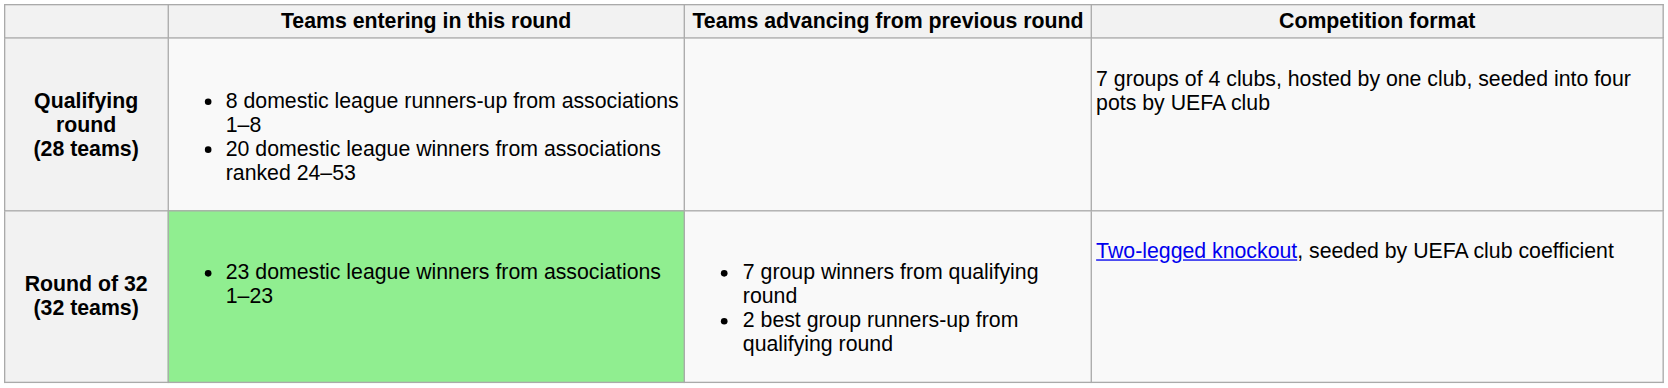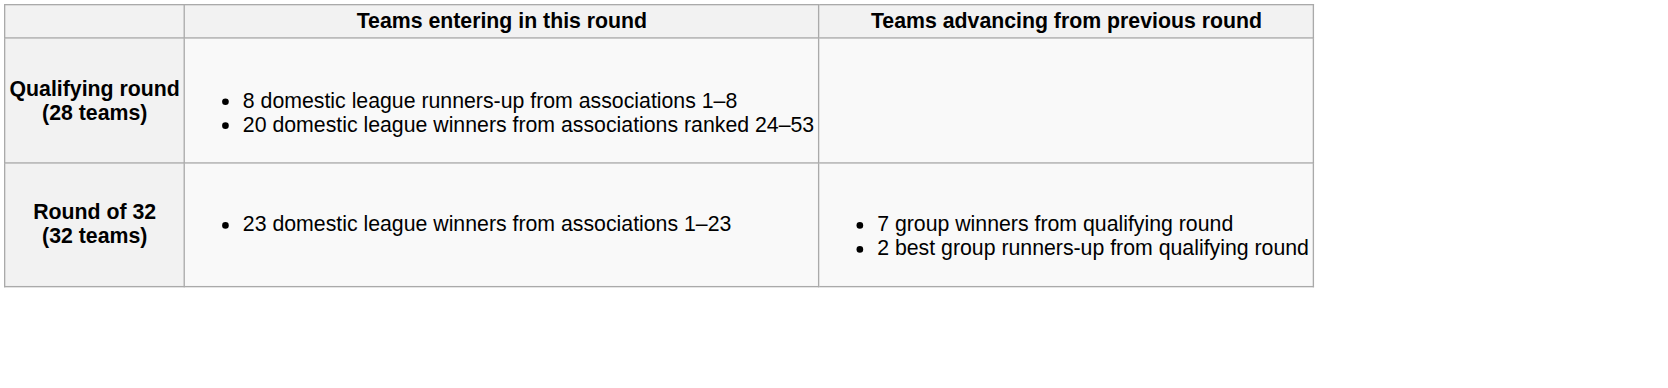- column: (1377, 21)
(426, 285) lightgreen background -> (502, 225) no background
